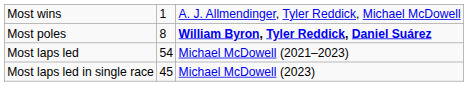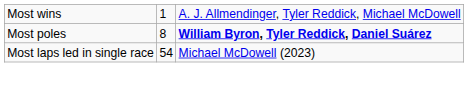- row: (43, 53)
(166, 72) 45 -> (166, 53) 54
